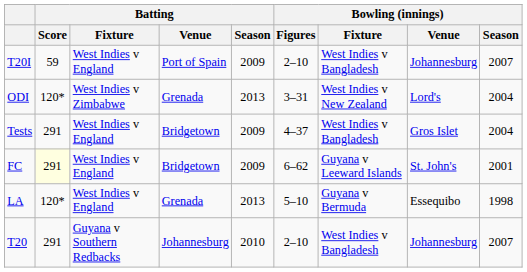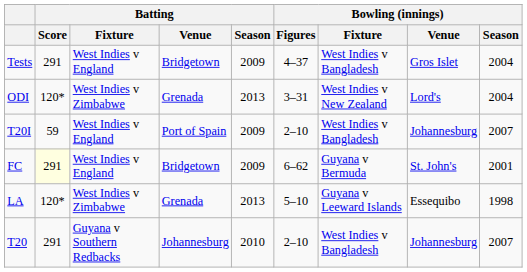rows swapped: (20, 131) <-> (19, 62)
(361, 166) Guyana v Leeward Islands -> (345, 166) Guyana v Bermuda
(106, 201) West Indies v England -> (106, 201) West Indies v Zimbabwe
(345, 201) Guyana v Bermuda -> (361, 201) Guyana v Leeward Islands
